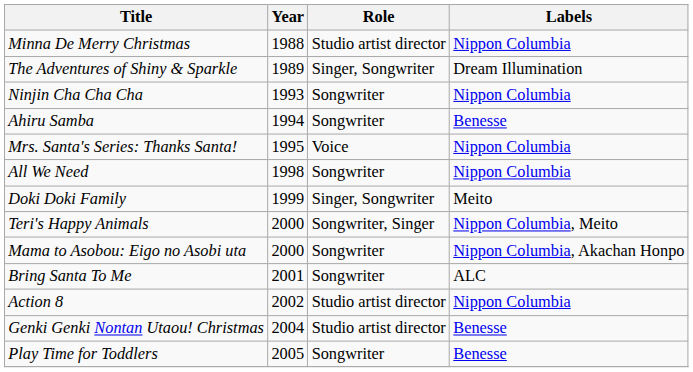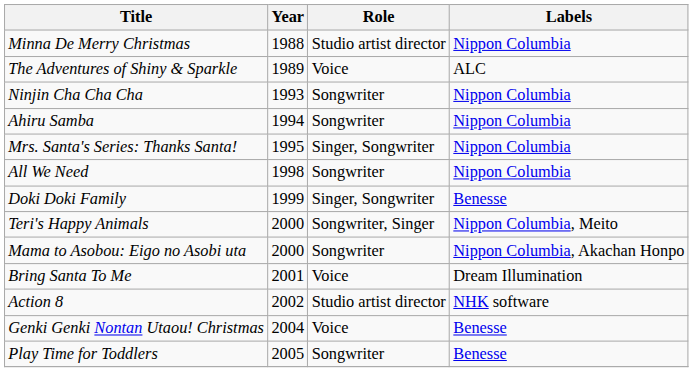(373, 69) Singer, Songwriter -> (330, 69) Voice
(518, 69) Dream Illumination -> (470, 69) ALC
(480, 120) Benesse -> (512, 120) Nippon Columbia
(330, 146) Voice -> (373, 146) Singer, Songwriter
(473, 198) Meito -> (480, 198) Benesse
(348, 276) Songwriter -> (330, 276) Voice
(470, 276) ALC -> (518, 276) Dream Illumination
(512, 302) Nippon Columbia -> (501, 302) NHK software
(379, 328) Studio artist director -> (330, 328) Voice
